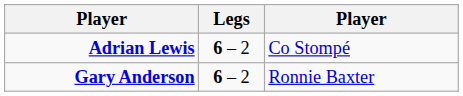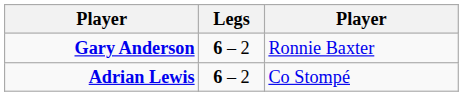rows swapped: (135, 76) <-> (142, 47)
